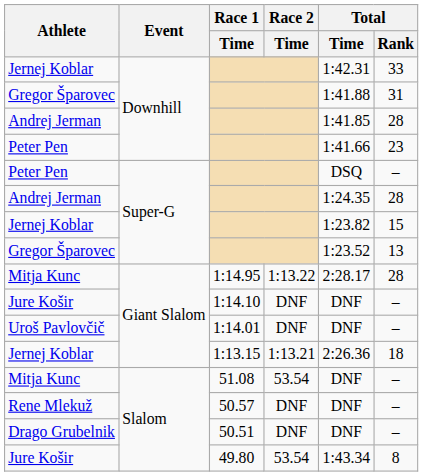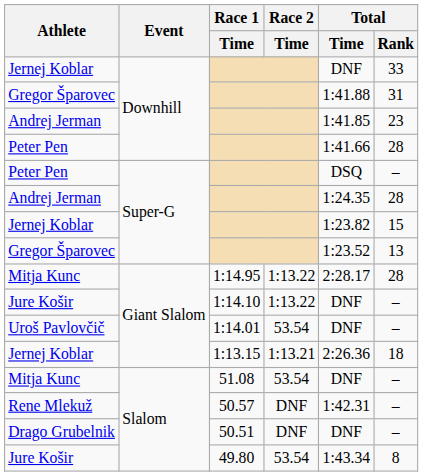(346, 69) 1:42.31 -> (346, 69) DNF
(396, 121) 28 -> (396, 121) 23
(396, 147) 23 -> (396, 147) 28
(292, 302) DNF -> (292, 302) 1:13.22
(292, 328) DNF -> (292, 328) 53.54
(346, 406) DNF -> (346, 406) 1:42.31
